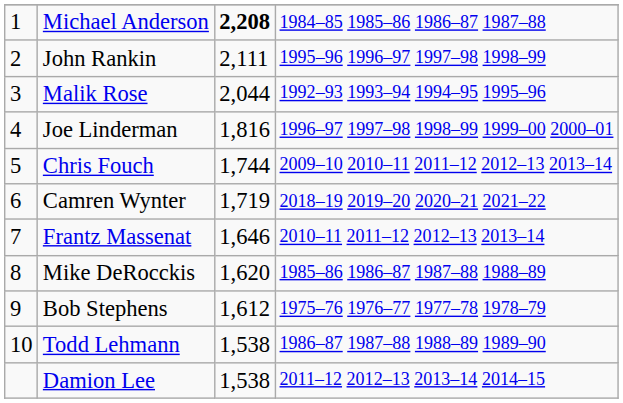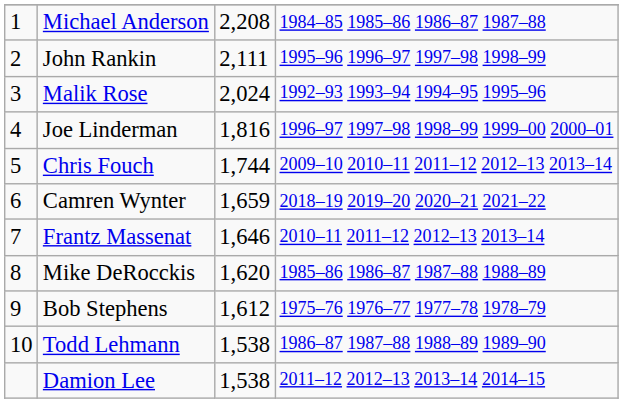(245, 22) bold -> (245, 22) normal
(245, 93) 2,044 -> (245, 93) 2,024
(245, 201) 1,719 -> (245, 201) 1,659
